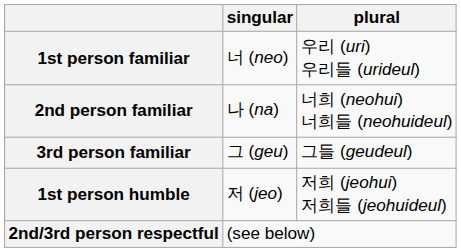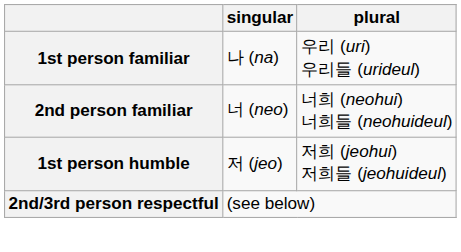(258, 57) 너 (neo) -> (253, 57) 나 (na)
(253, 110) 나 (na) -> (258, 110) 너 (neo)
- row: (114, 152)
